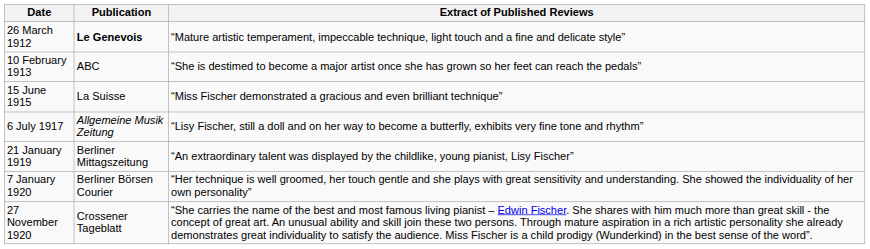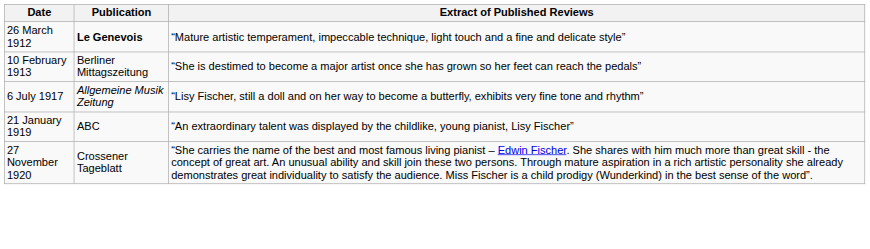(88, 66) ABC -> (113, 66) Berliner Mittagszeitung
- row: (27, 96)
(112, 156) Berliner Mittagszeitung -> (88, 126) ABC
- row: (31, 186)
